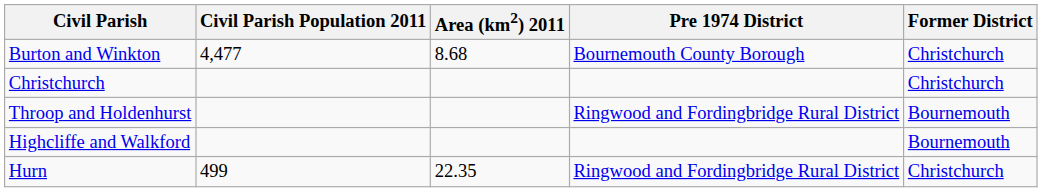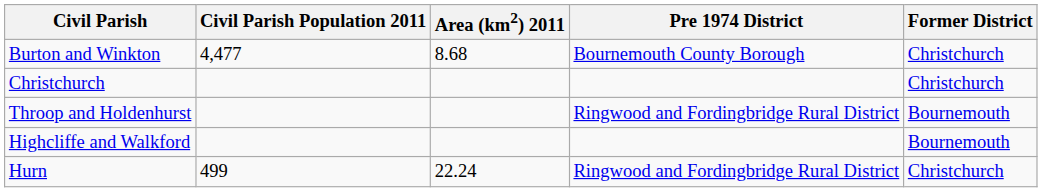(456, 171) 22.35 -> (456, 171) 22.24
